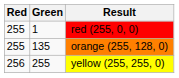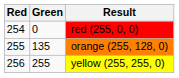(16, 30) 255 -> (16, 30) 254
(35, 30) 1 -> (35, 30) 0
